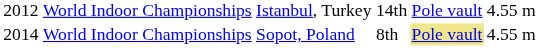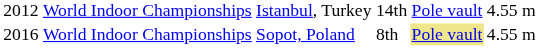(21, 34) 2014 -> (21, 34) 2016
